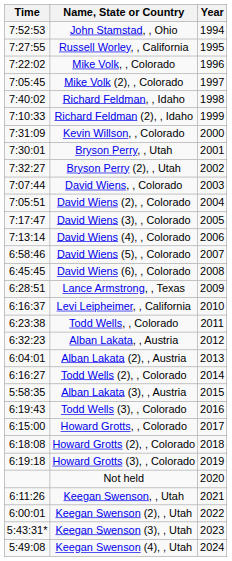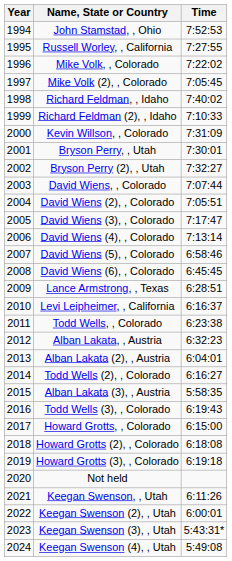columns swapped: (212, 13) <-> (27, 13)
